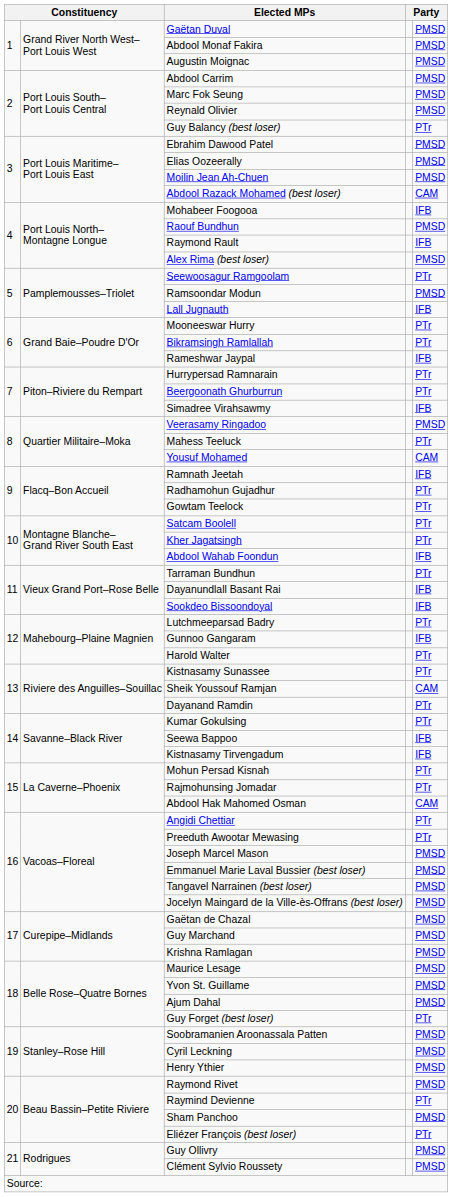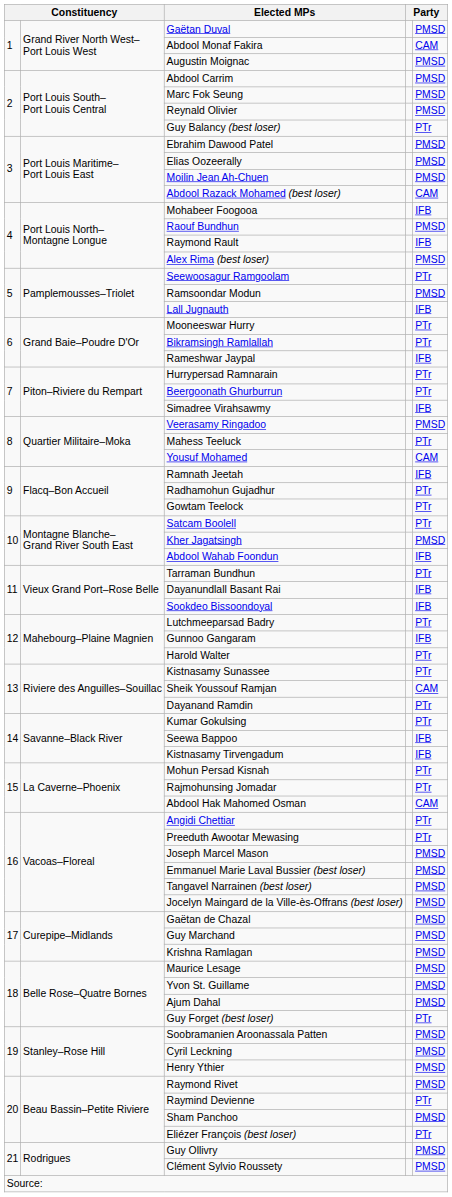(430, 45) PMSD -> (427, 45) CAM
(423, 540) PTr -> (430, 540) PMSD
